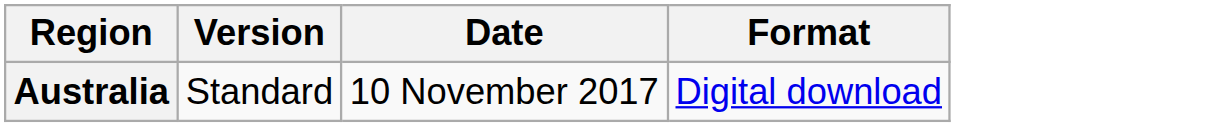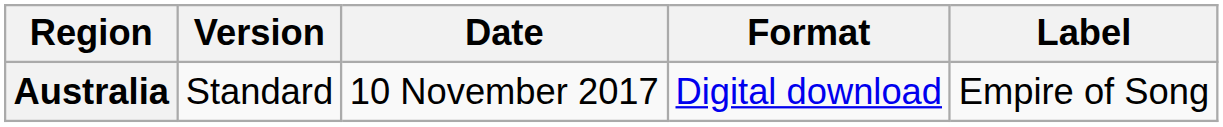+ column: (1084, 33)
